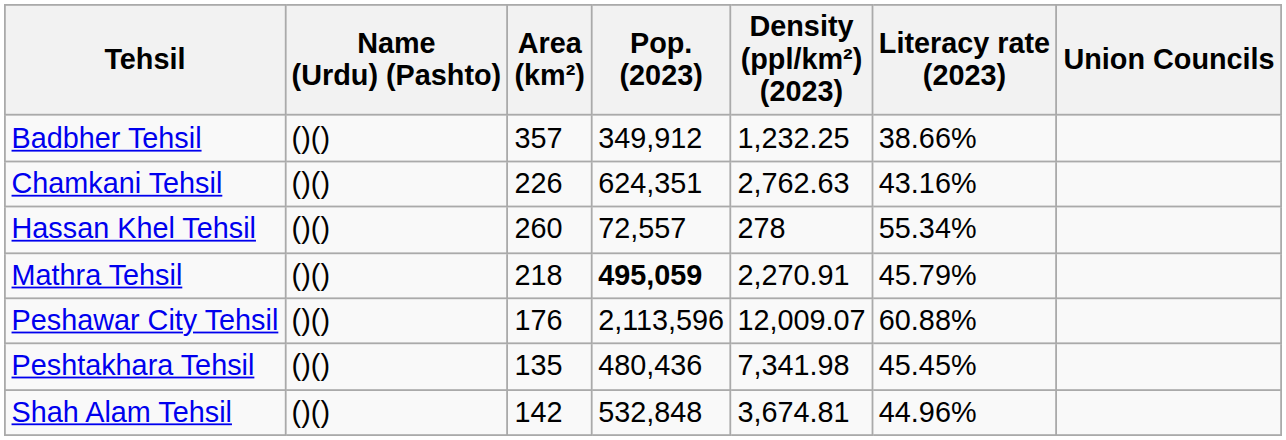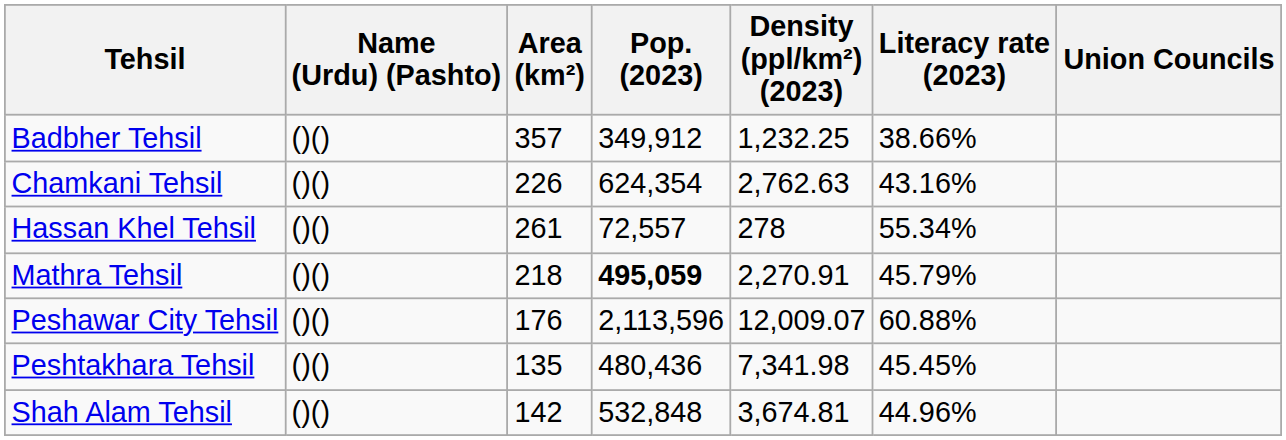(650, 183) 624,351 -> (650, 183) 624,354
(539, 229) 260 -> (539, 229) 261
